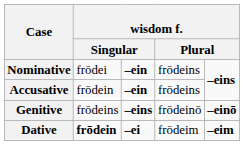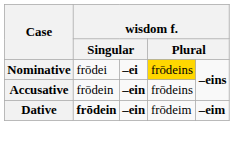(136, 69) –ein -> (130, 69) –ei
(179, 69) no background -> (172, 69) gold background
- row: (39, 110)
(132, 130) –ei -> (134, 110) –ein
